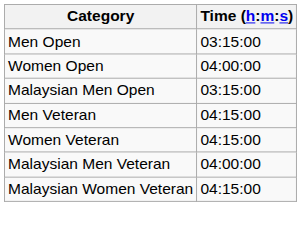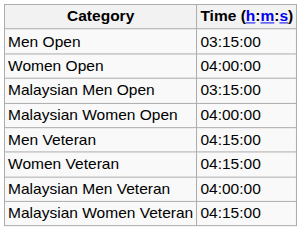+ row: (93, 115)
